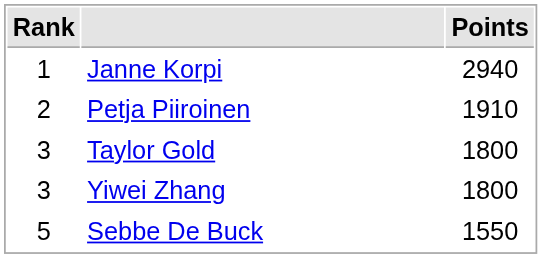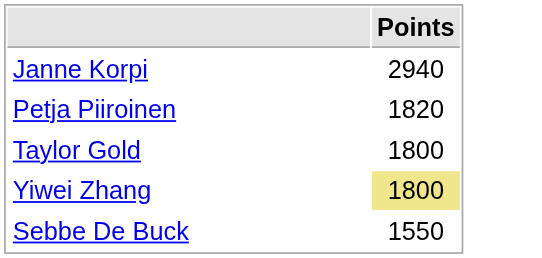- column: (44, 27)
(490, 110) 1910 -> (416, 110) 1820
(490, 191) no background -> (416, 191) khaki background
